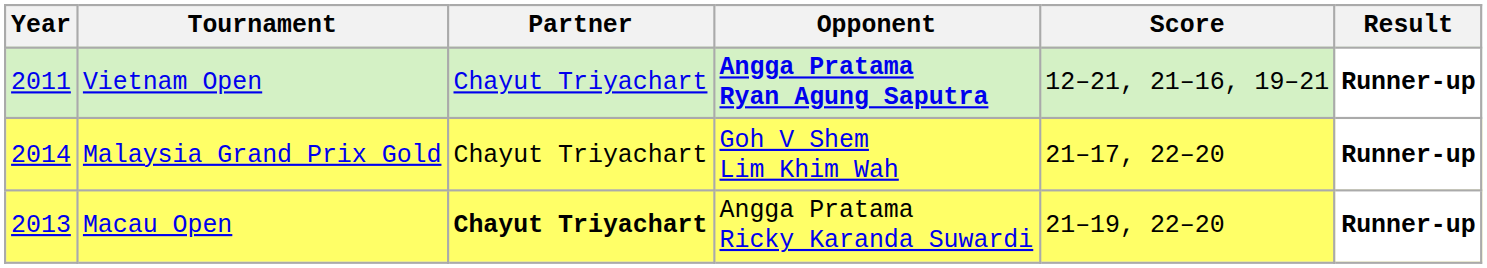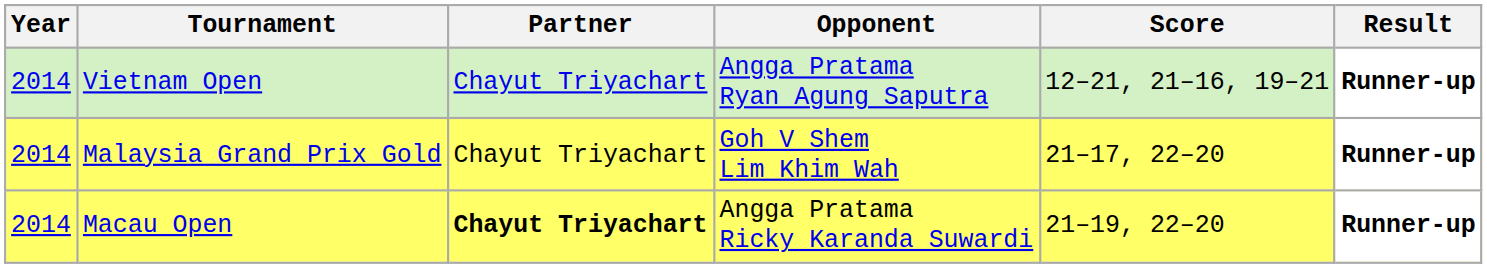(41, 82) 2011 -> (41, 82) 2014
(854, 82) bold -> (854, 82) normal
(41, 226) 2013 -> (41, 226) 2014
